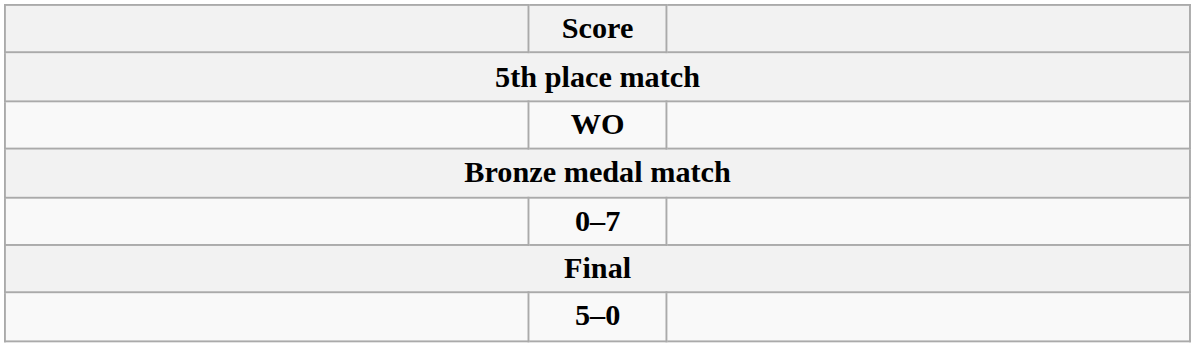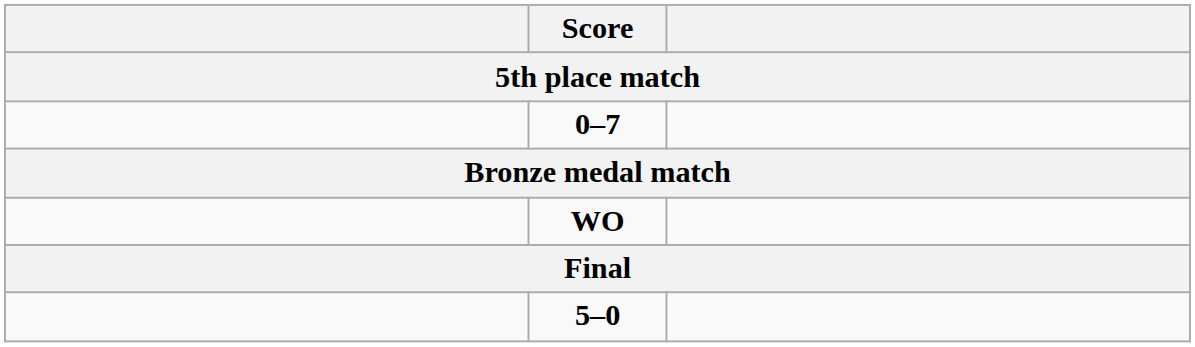rows swapped: (598, 124) <-> (598, 220)
